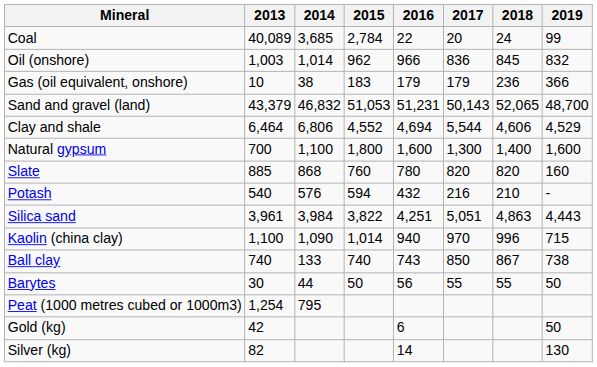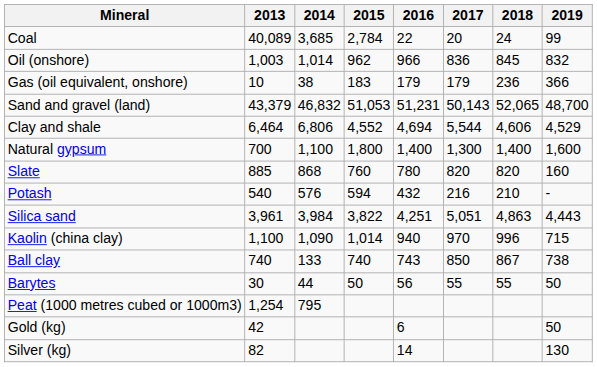(414, 149) 1,600 -> (414, 149) 1,400
